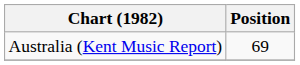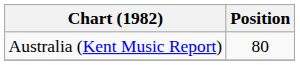(260, 45) 69 -> (260, 45) 80
